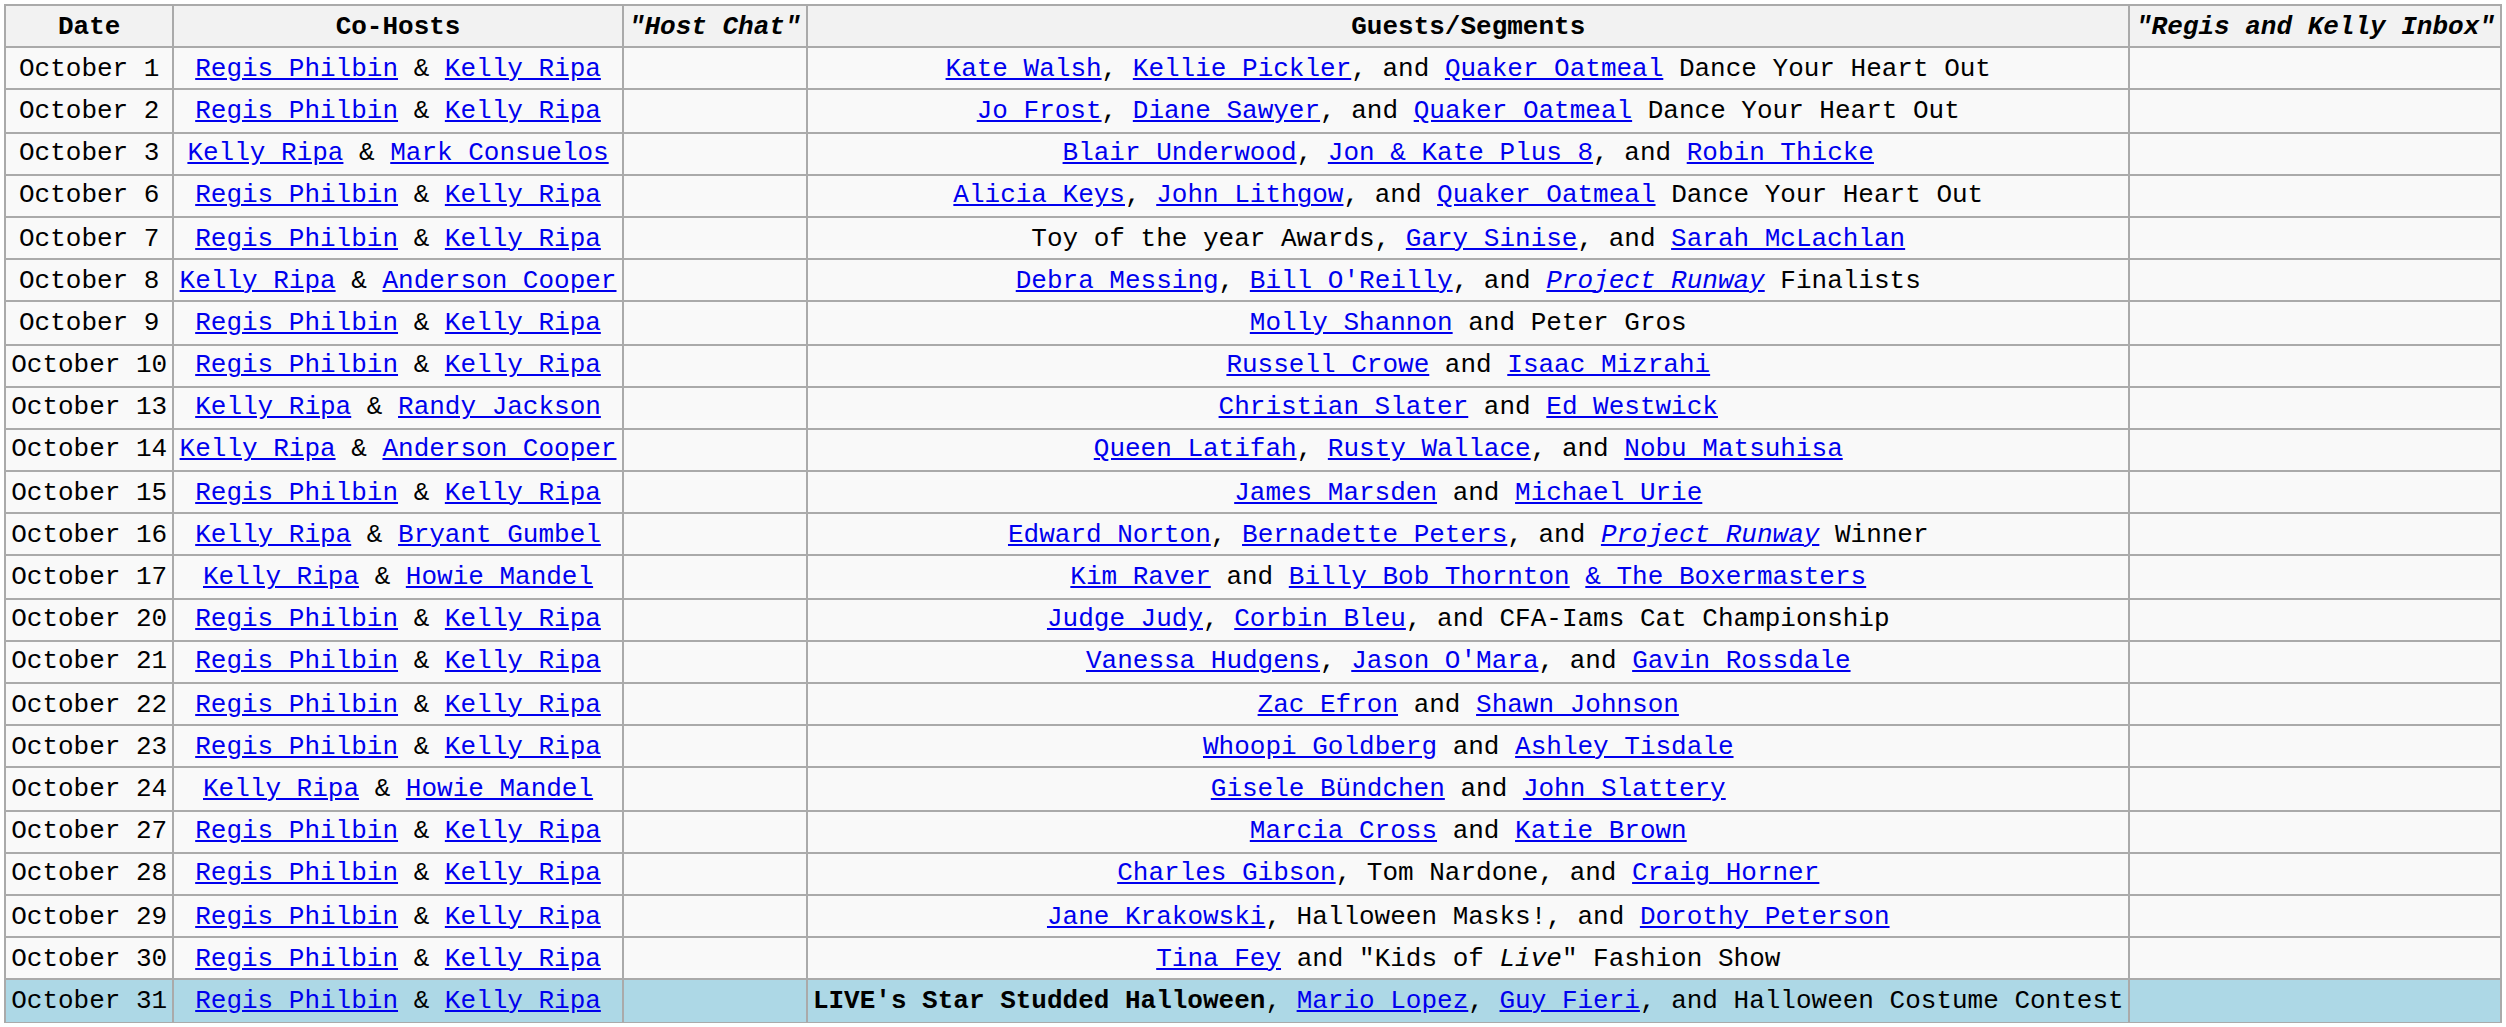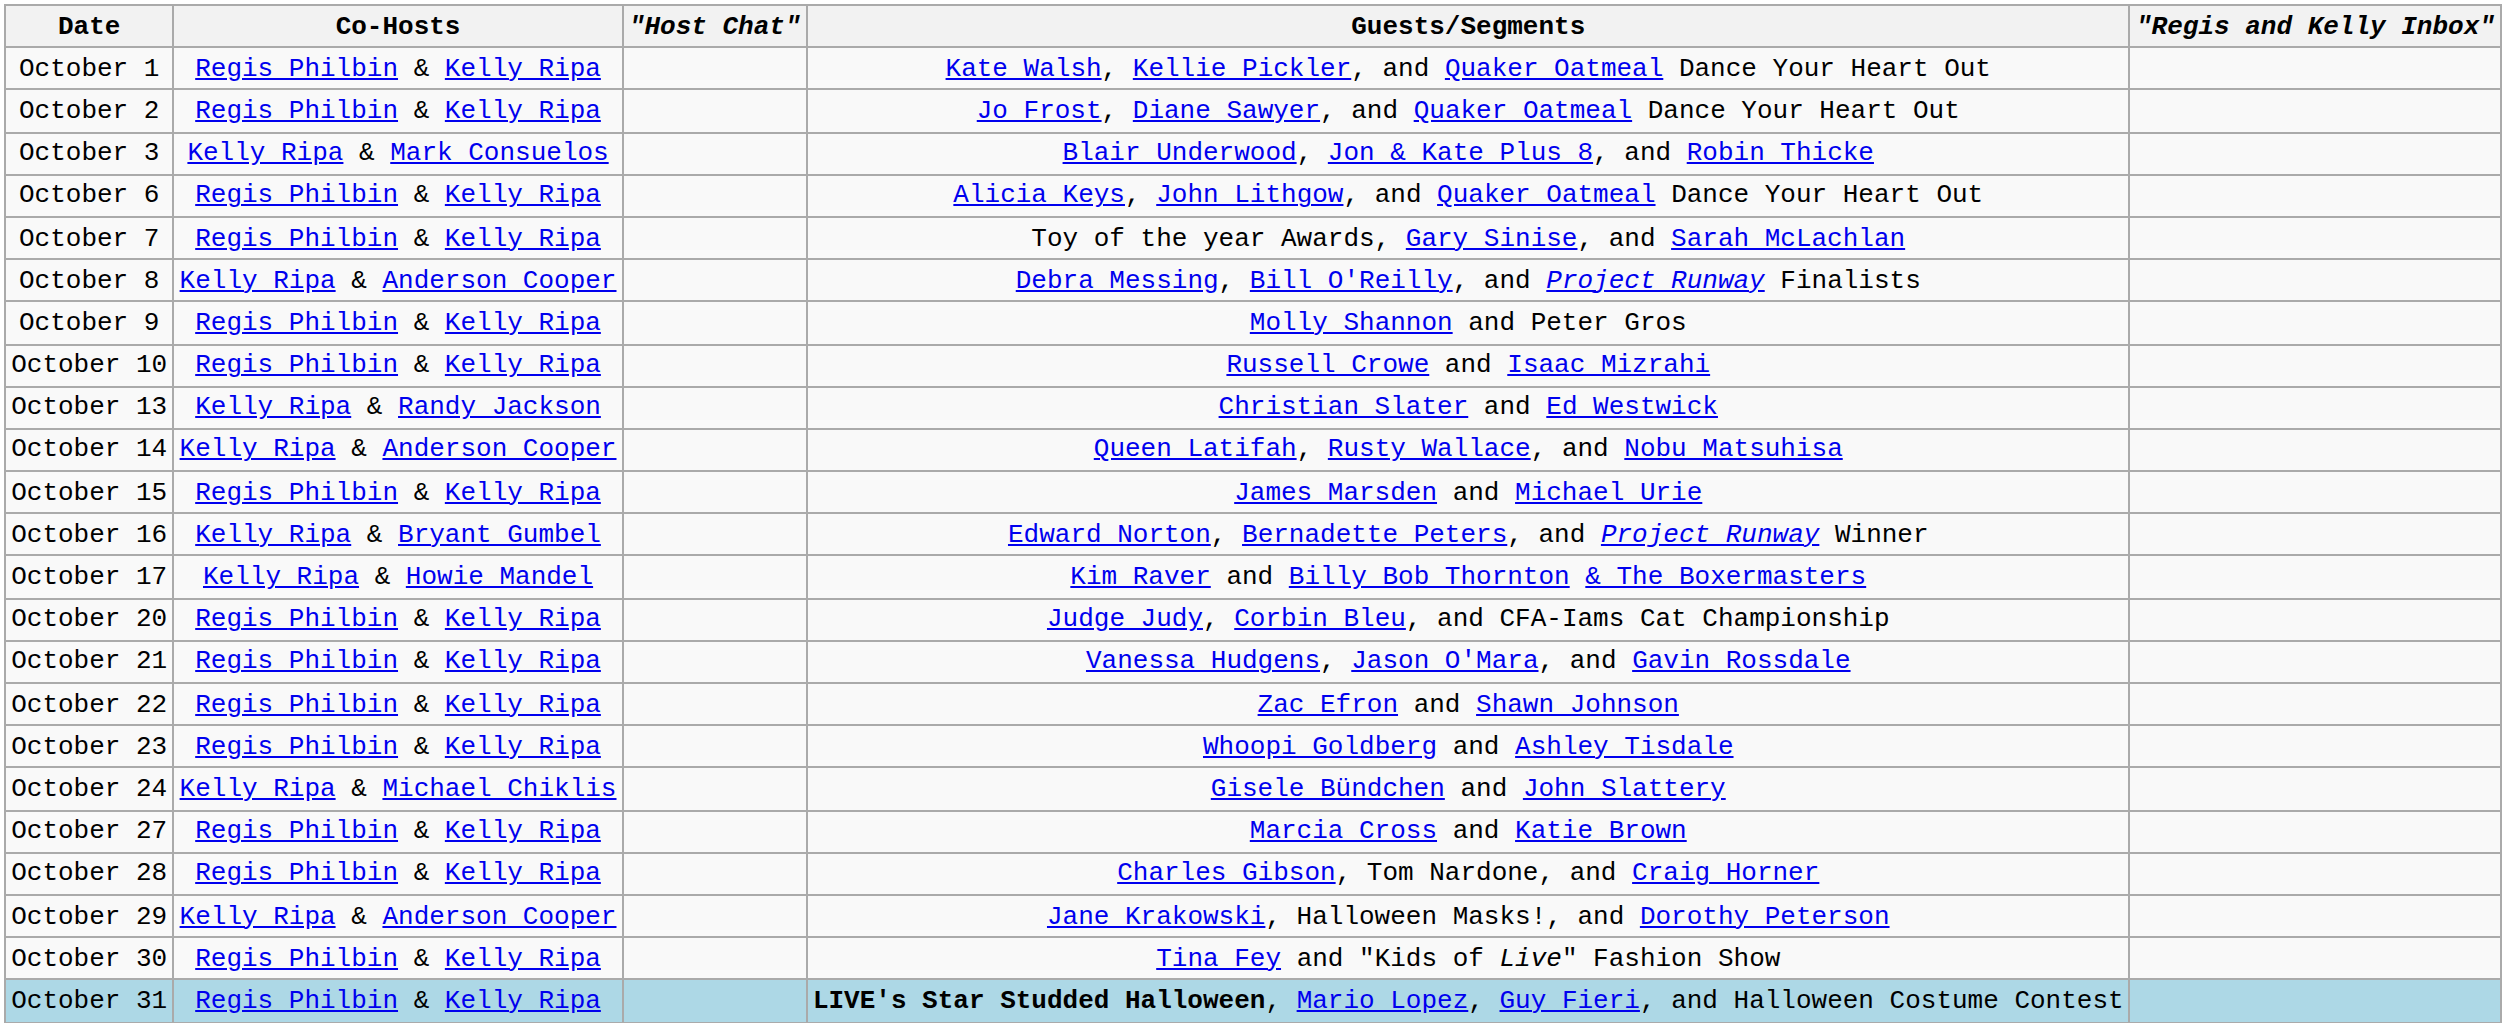(398, 789) Kelly Ripa & Howie Mandel -> (398, 789) Kelly Ripa & Michael Chiklis
(398, 916) Regis Philbin & Kelly Ripa -> (398, 916) Kelly Ripa & Anderson Cooper
